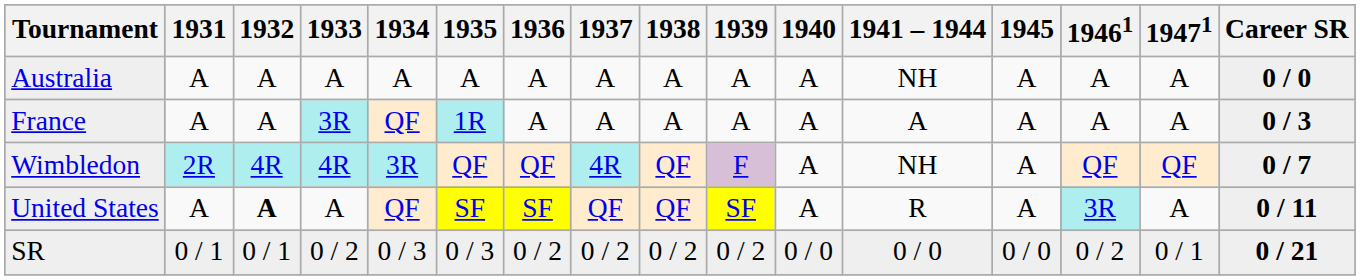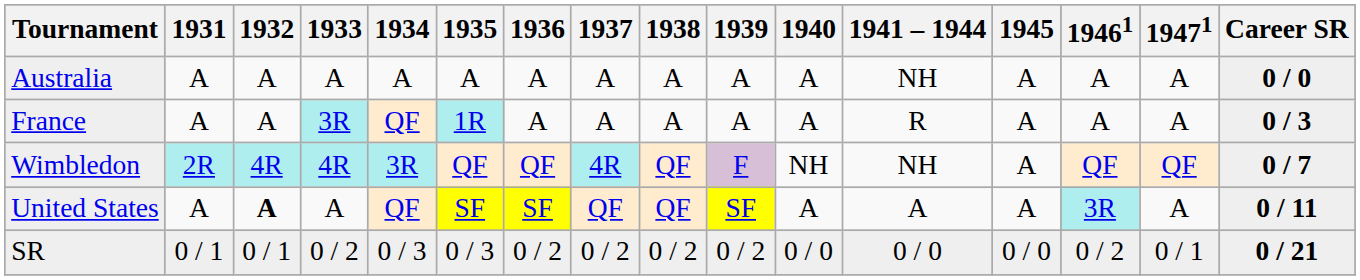(917, 121) A -> (917, 121) R
(808, 164) A -> (808, 164) NH
(917, 208) R -> (917, 208) A
